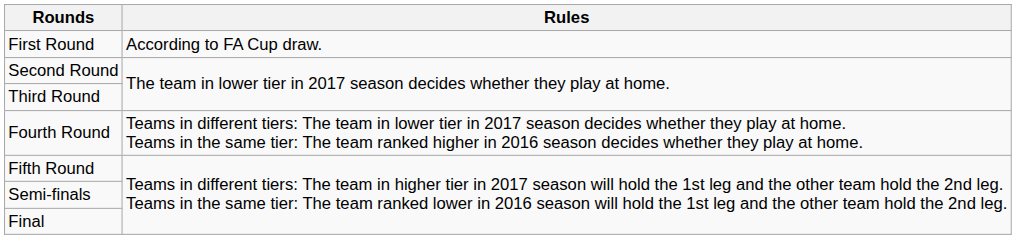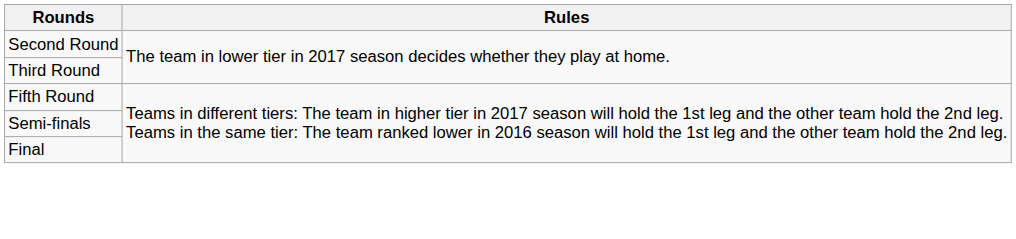- row: (51, 44)
- row: (59, 132)
